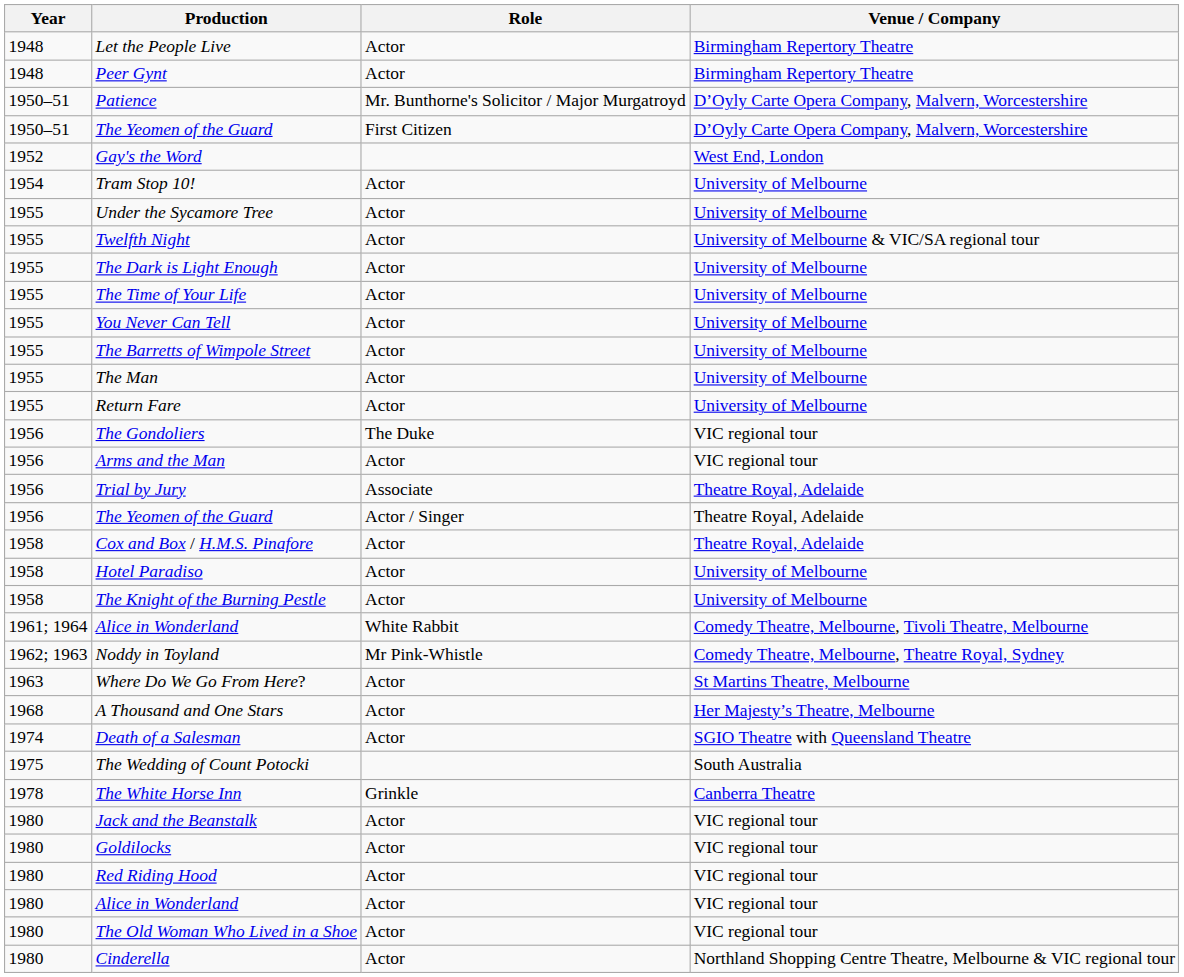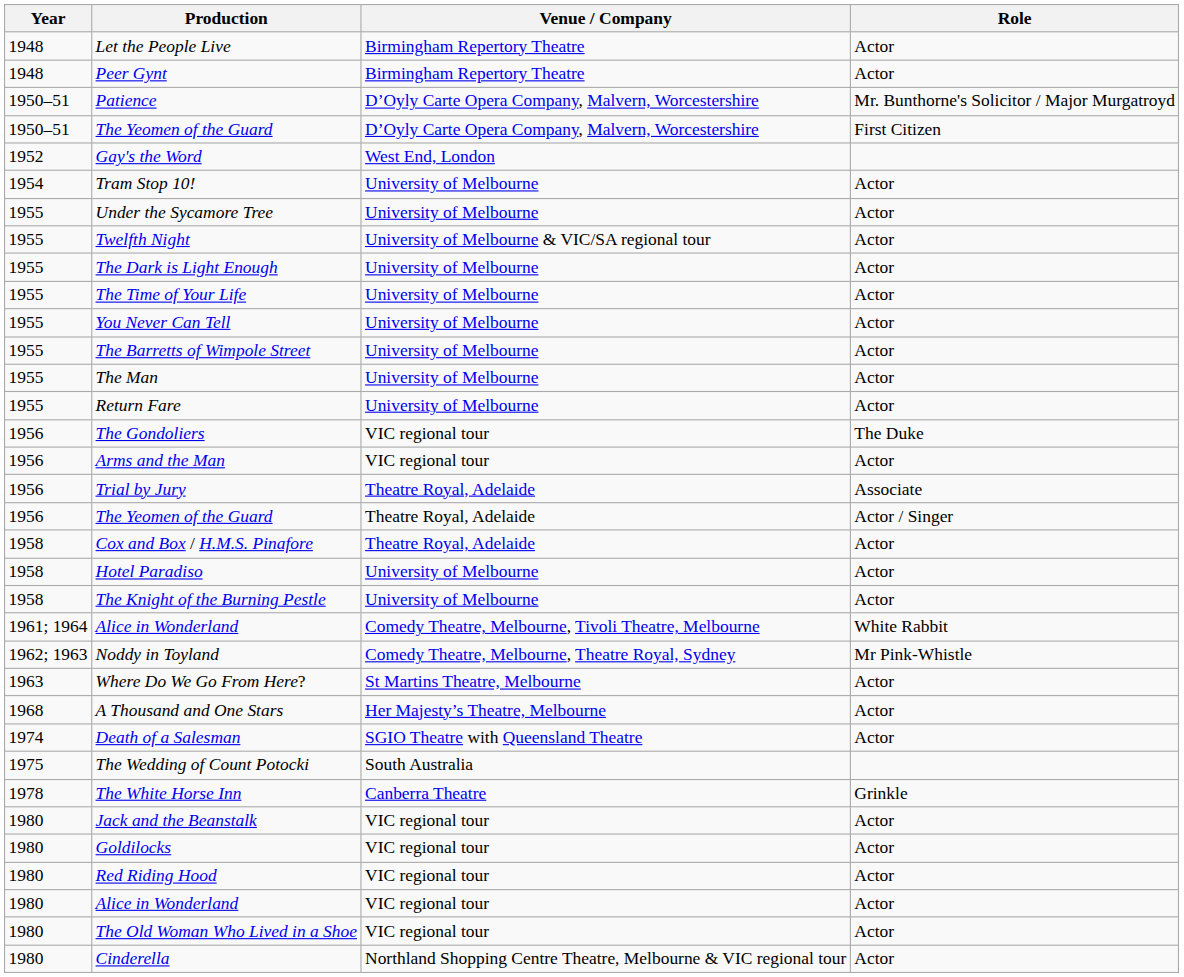columns swapped: (525, 18) <-> (934, 18)
